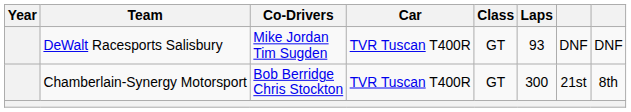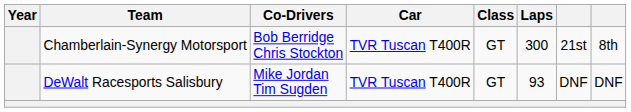rows swapped: (133, 45) <-> (145, 83)
